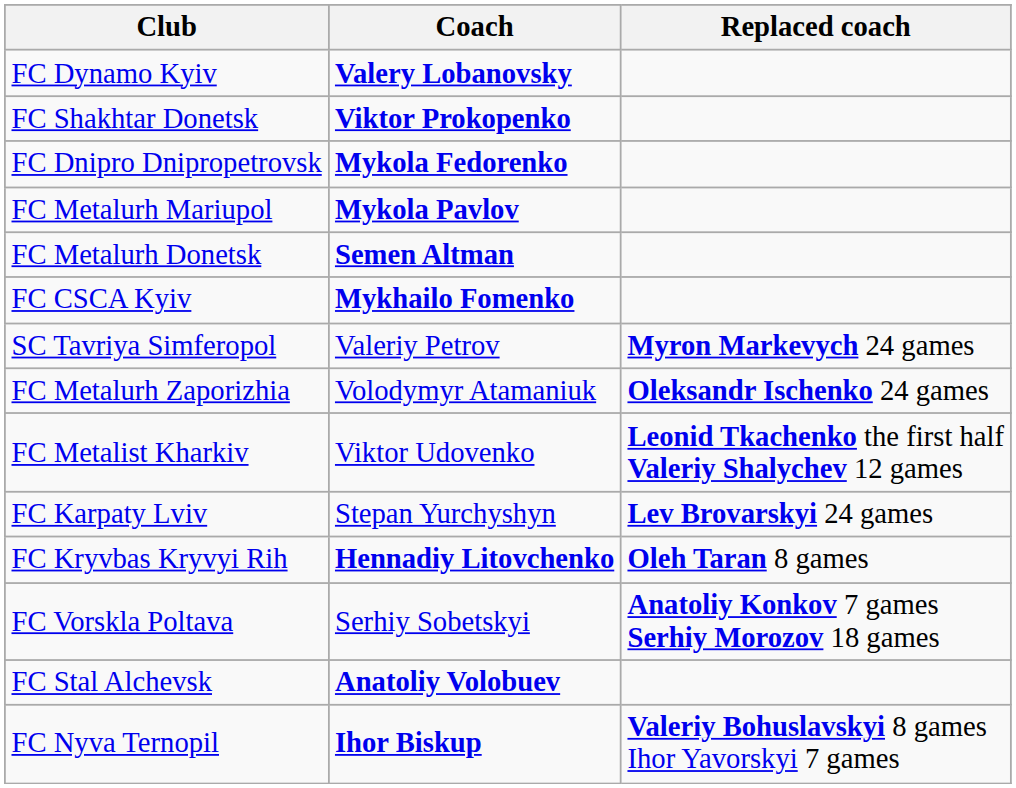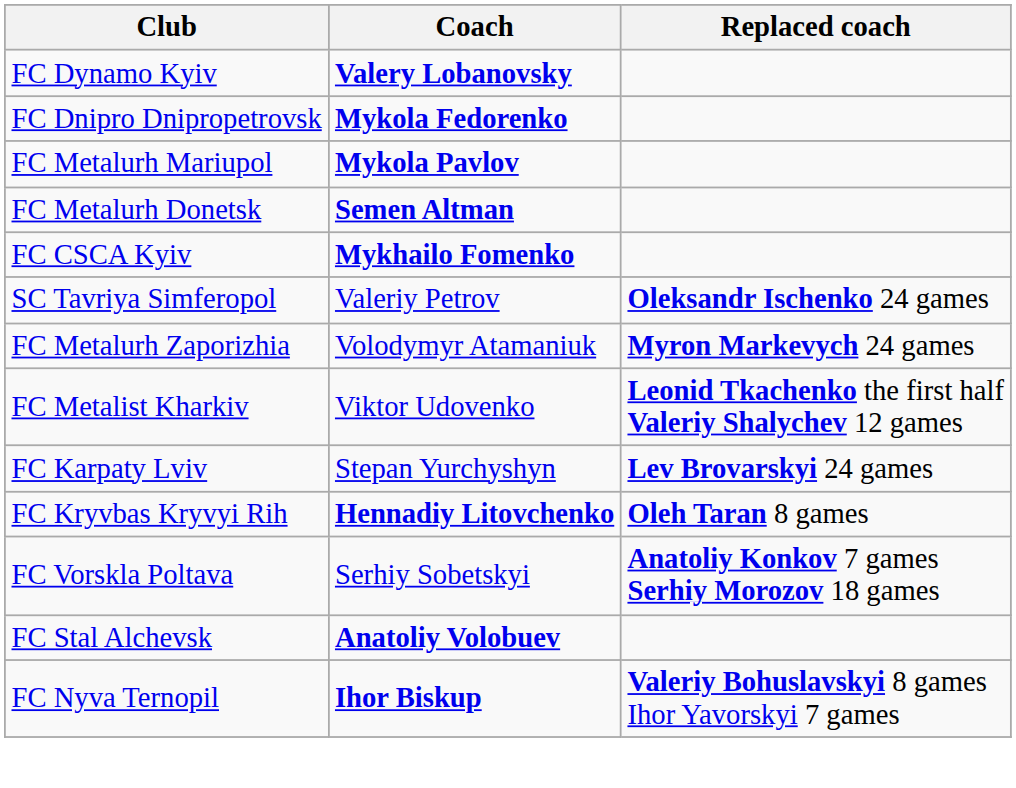- row: (135, 118)
(801, 345) Myron Markevych 24 games -> (808, 299) Oleksandr Ischenko 24 games
(808, 390) Oleksandr Ischenko 24 games -> (801, 345) Myron Markevych 24 games
